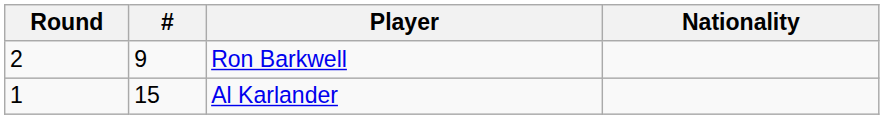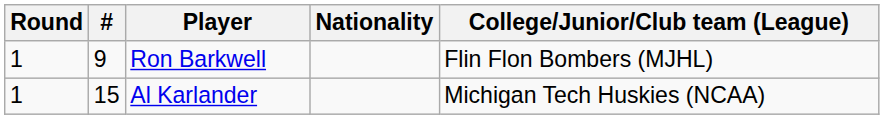+ column: (659, 22)
(16, 59) 2 -> (16, 59) 1
